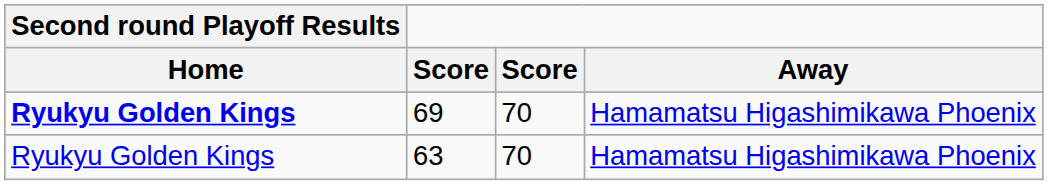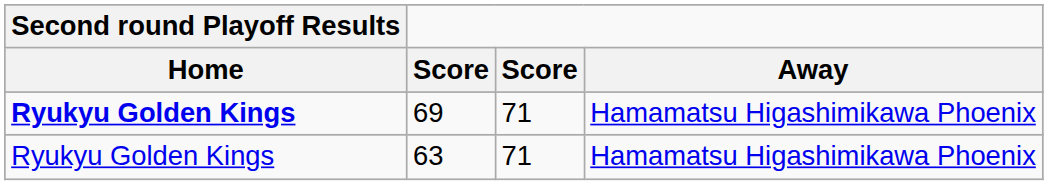(517, 112) 70 -> (517, 112) 71
(517, 156) 70 -> (517, 156) 71
